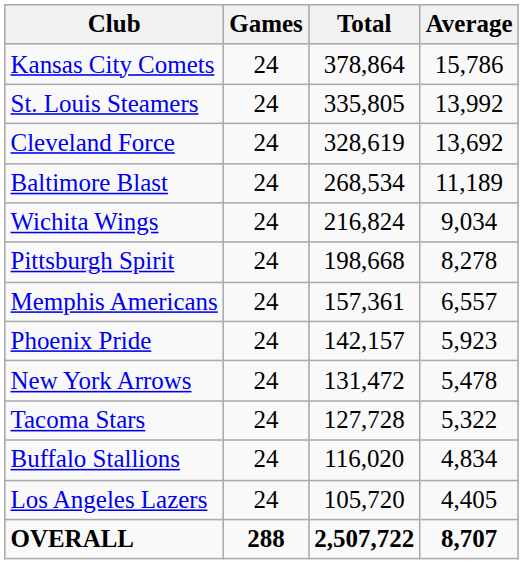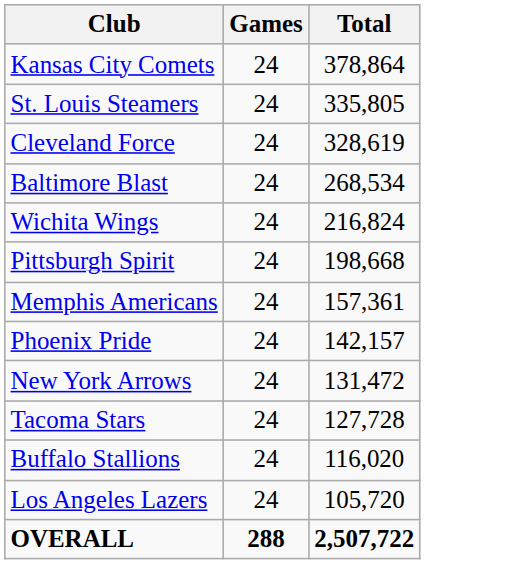- column: (469, 24)
